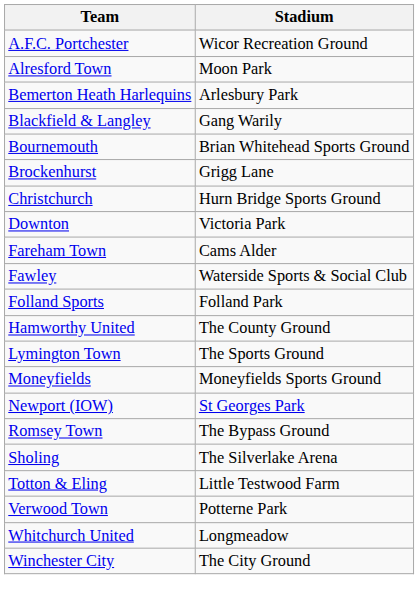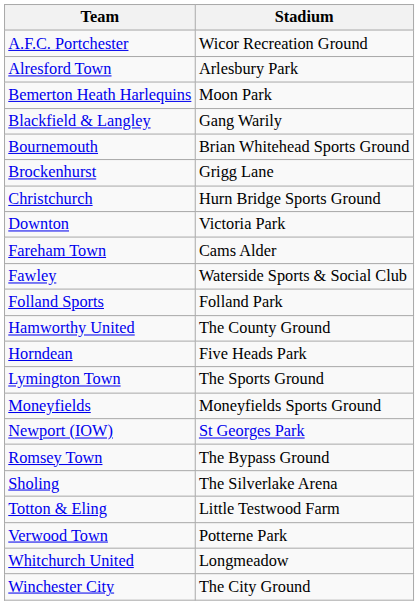(235, 69) Moon Park -> (249, 69) Arlesbury Park
(249, 95) Arlesbury Park -> (235, 95) Moon Park
+ row: (40, 353)
